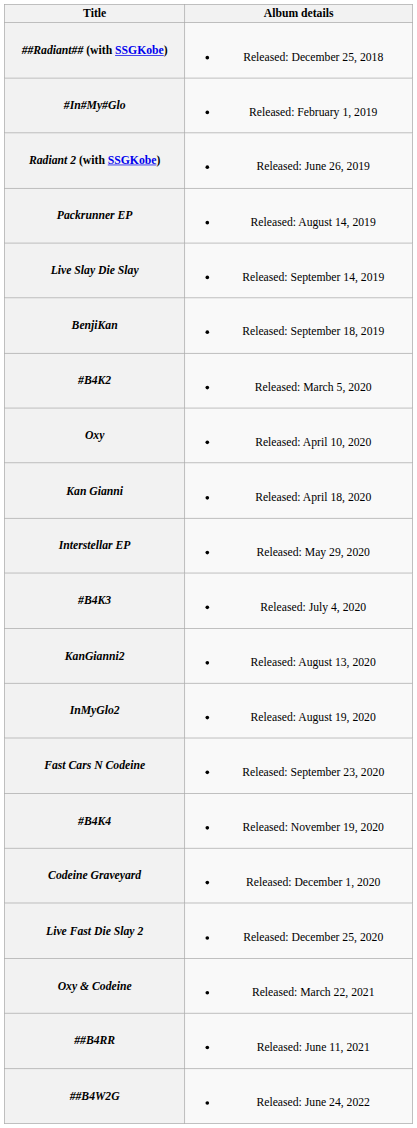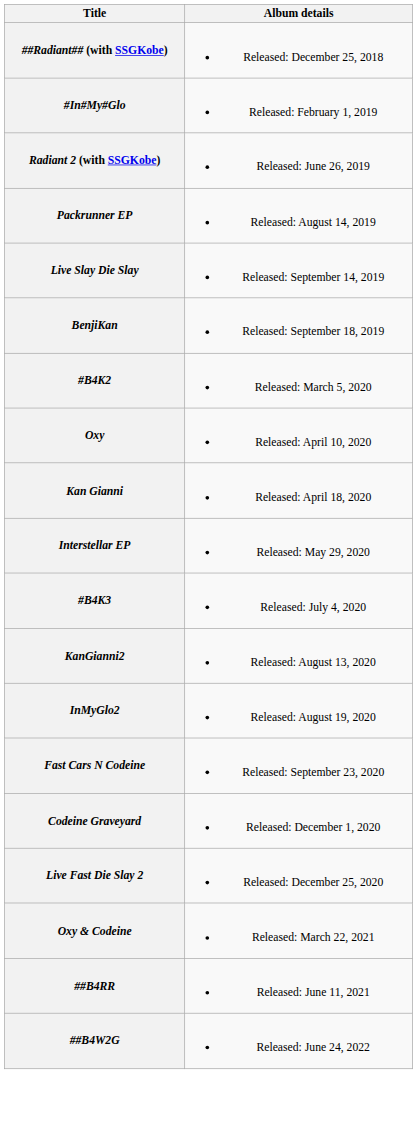- row: (95, 820)
